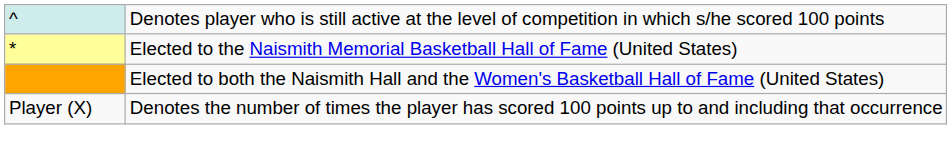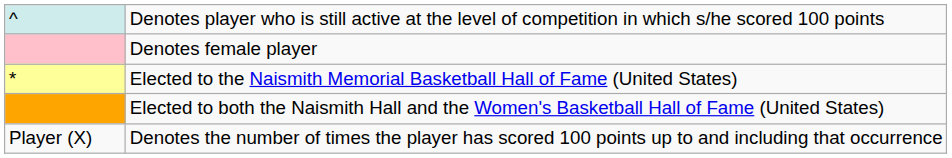+ row: (224, 49)
